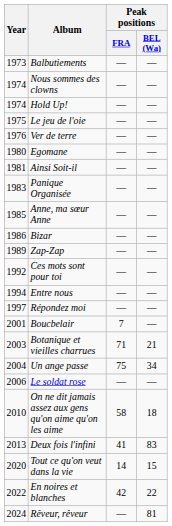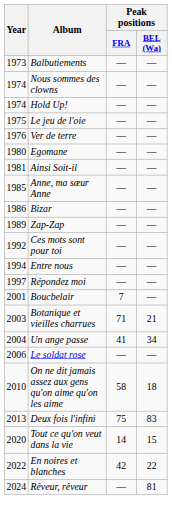- row: (51, 188)
(121, 366) 75 -> (121, 339) 41
(121, 445) 41 -> (121, 419) 75
